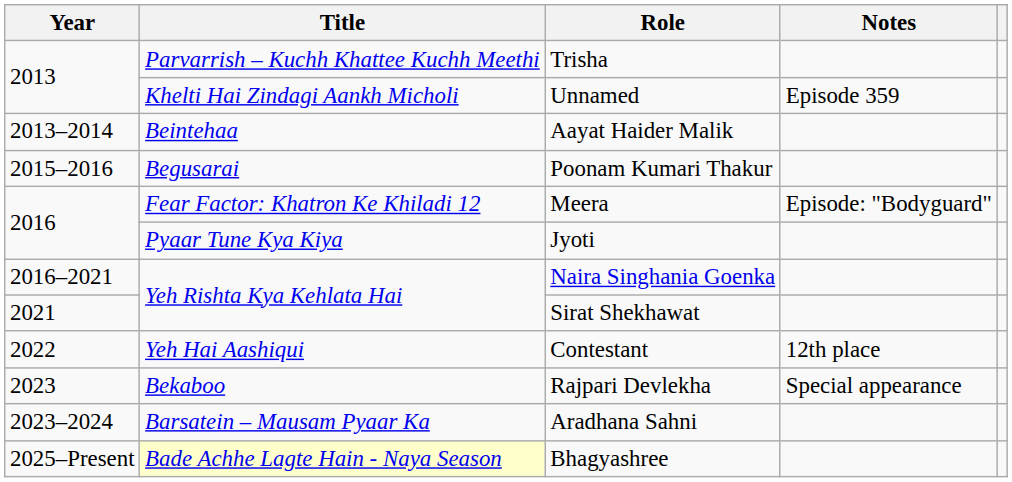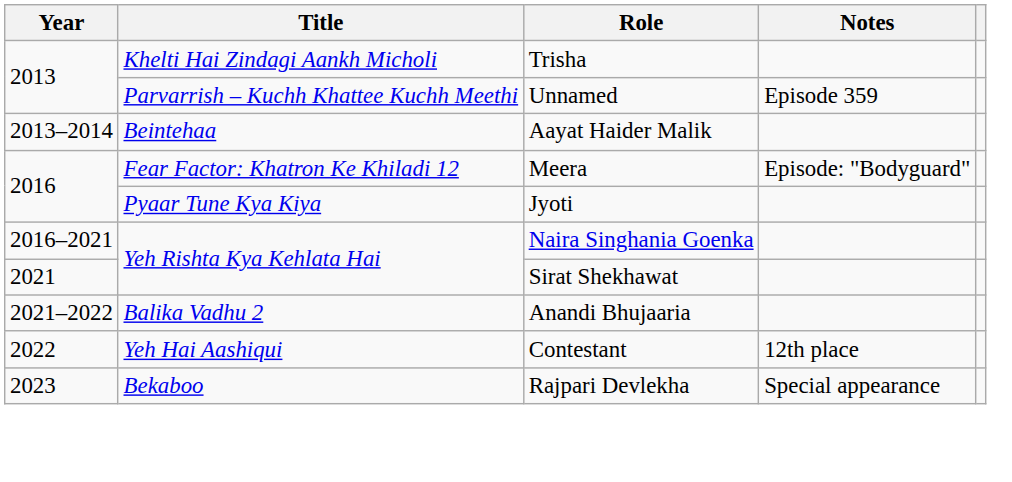(342, 58) Parvarrish – Kuchh Khattee Kuchh Meethi -> (280, 58) Khelti Hai Zindagi Aankh Micholi
(302, 95) Khelti Hai Zindagi Aankh Micholi -> (321, 95) Parvarrish – Kuchh Khattee Kuchh Meethi
- row: (661, 167)
+ row: (610, 312)
- row: (624, 421)
- row: (609, 458)
